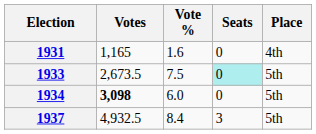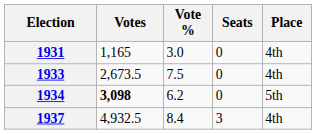(175, 52) 1.6 -> (175, 52) 3.0
(219, 74) paleturquoise background -> (219, 74) no background
(274, 74) 5th -> (274, 74) 4th
(175, 96) 6.0 -> (175, 96) 6.2
(274, 118) 5th -> (274, 118) 4th
